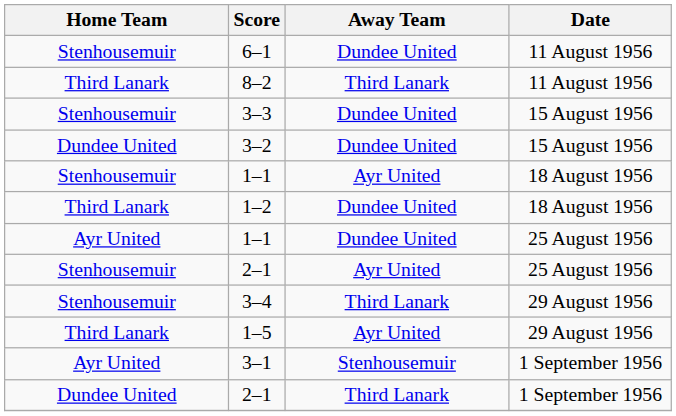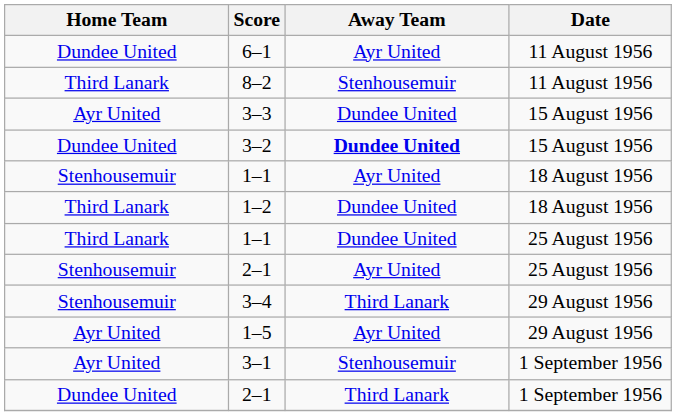(117, 51) Stenhousemuir -> (117, 51) Dundee United
(397, 51) Dundee United -> (397, 51) Ayr United
(397, 82) Third Lanark -> (397, 82) Stenhousemuir
(117, 113) Stenhousemuir -> (117, 113) Ayr United
(397, 144) normal -> (397, 144) bold
(117, 238) Ayr United -> (117, 238) Third Lanark
(117, 332) Third Lanark -> (117, 332) Ayr United
